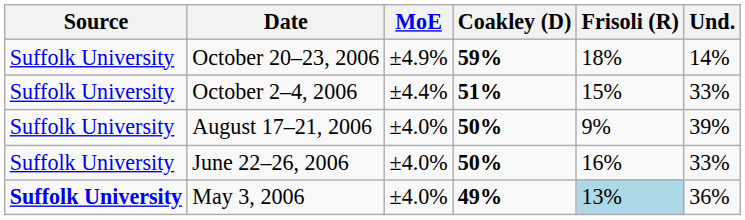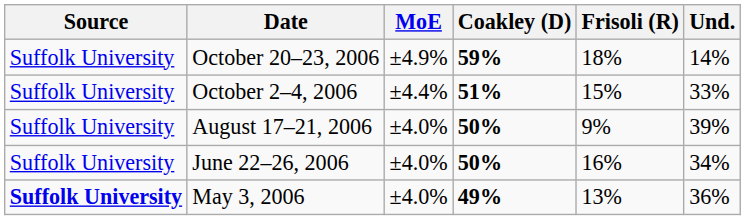(709, 162) 33% -> (709, 162) 34%
(602, 197) lightblue background -> (602, 197) no background
